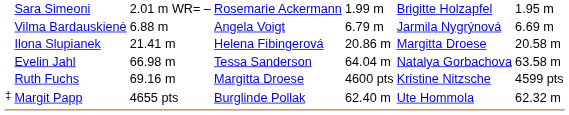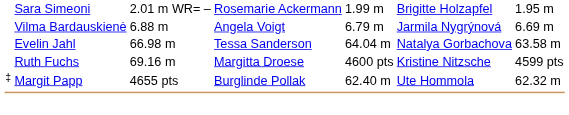- row: (58, 44)
